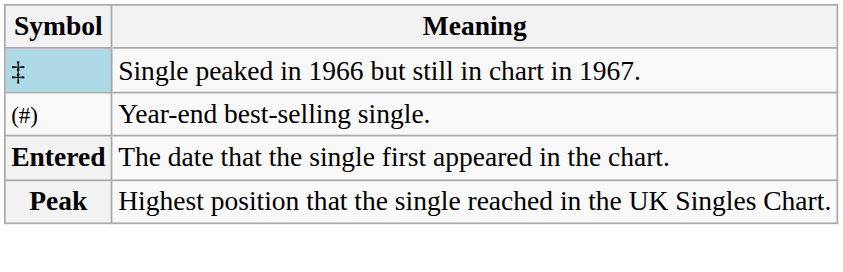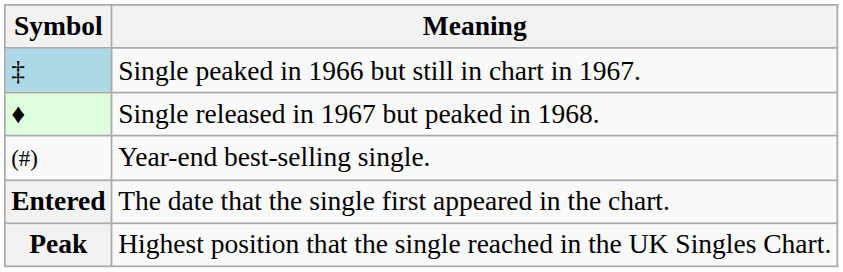+ row: (359, 113)
